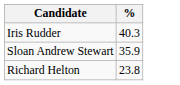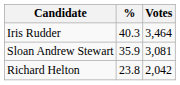+ column: (159, 13)
